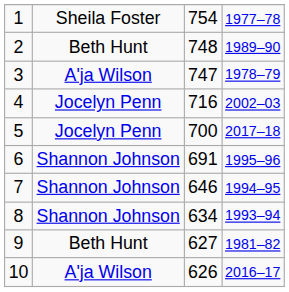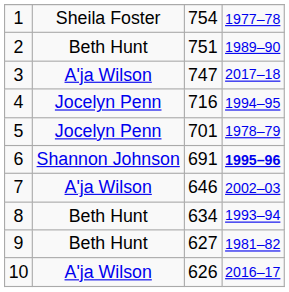(203, 46) 748 -> (203, 46) 751
(253, 75) 1978–79 -> (253, 75) 2017–18
(253, 103) 2002–03 -> (253, 103) 1994–95
(203, 131) 700 -> (203, 131) 701
(253, 131) 2017–18 -> (253, 131) 1978–79
(253, 159) normal -> (253, 159) bold
(108, 187) Shannon Johnson -> (108, 187) A'ja Wilson
(253, 188) 1994–95 -> (253, 188) 2002–03
(108, 215) Shannon Johnson -> (108, 215) Beth Hunt
